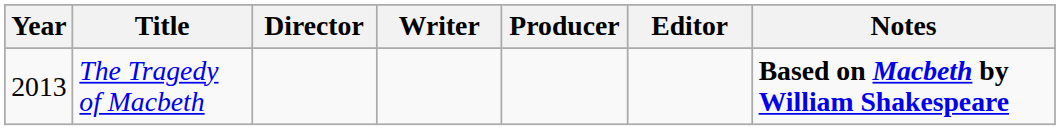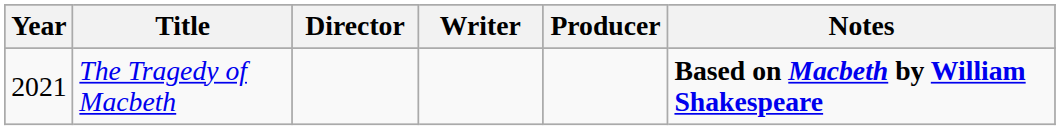- column: (690, 26)
(39, 85) 2013 -> (39, 85) 2021
